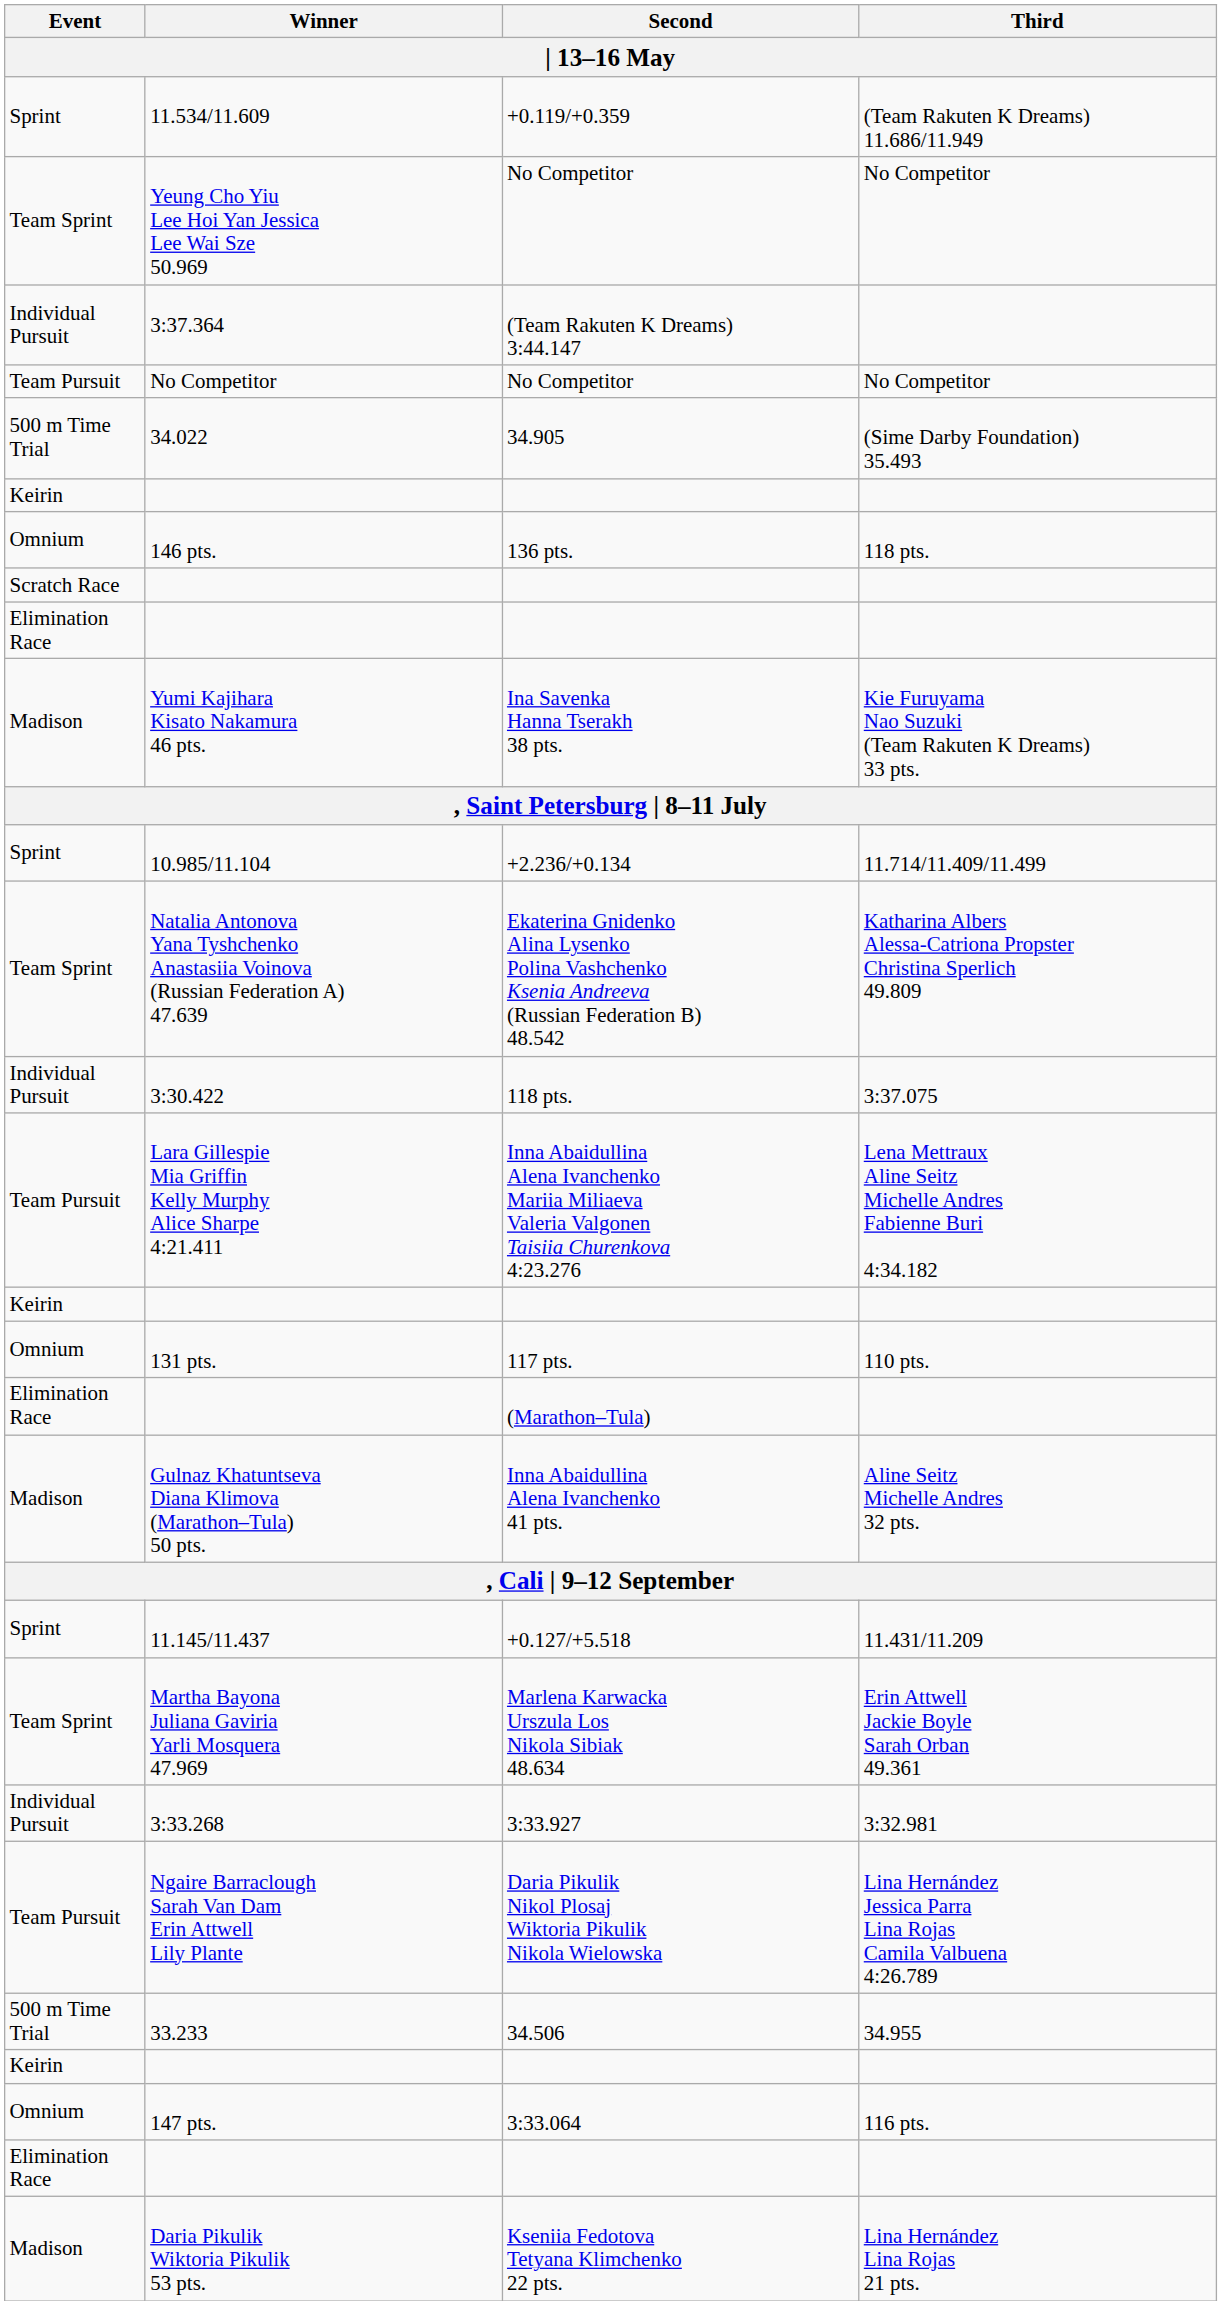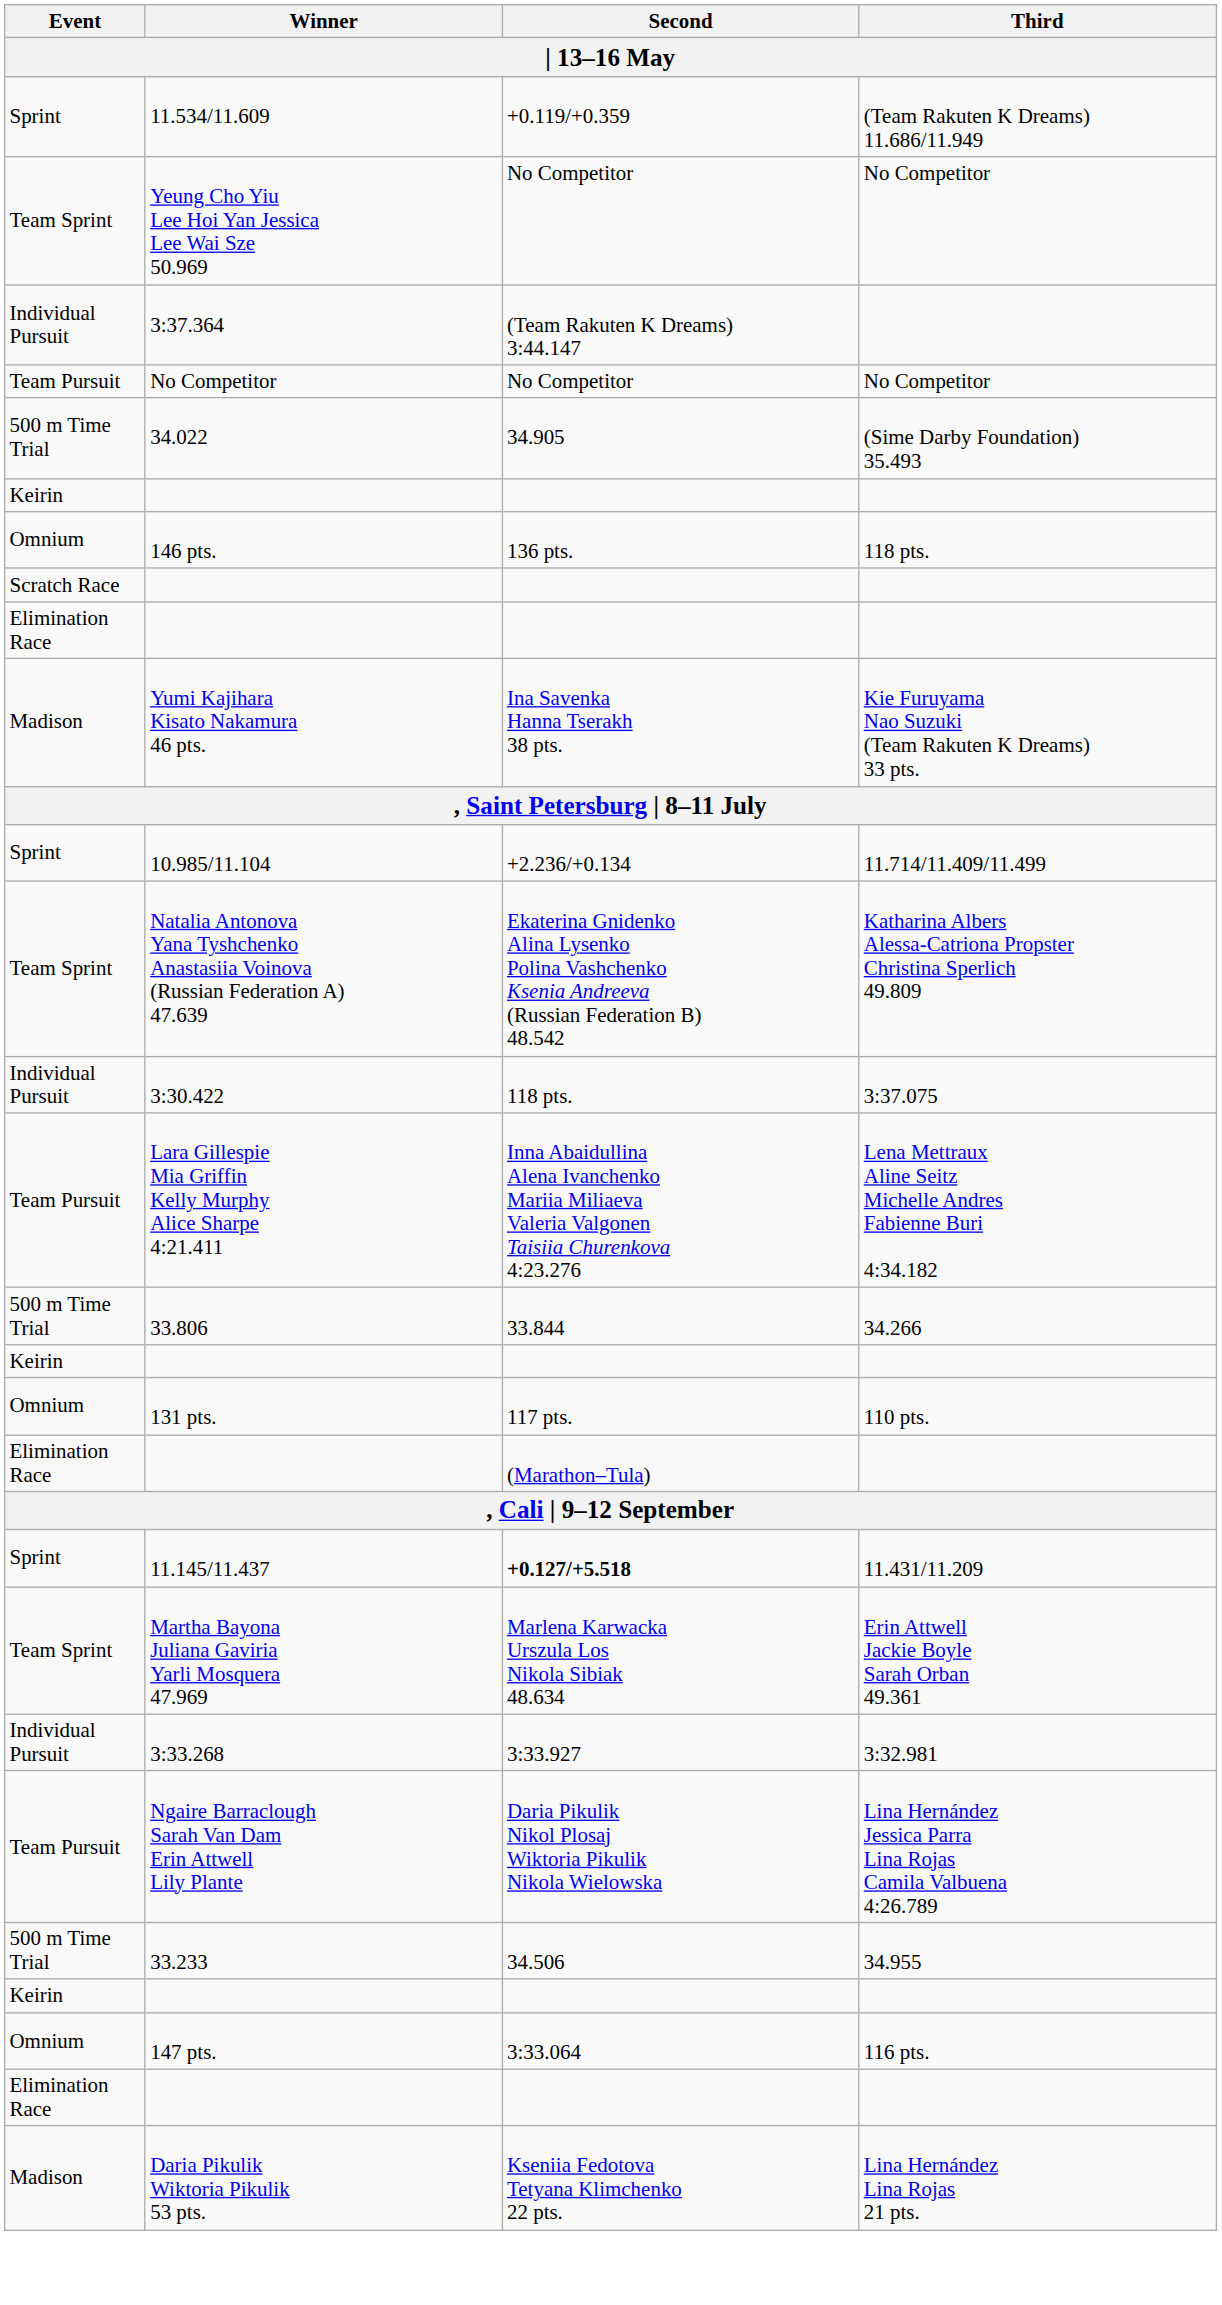+ row: (60, 1315)
- row: (46, 1498)
(569, 1640) normal -> (569, 1569) bold
